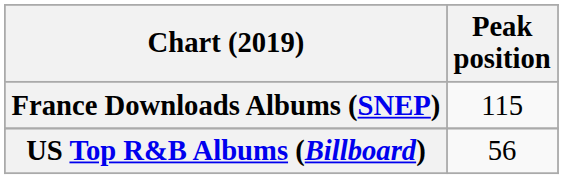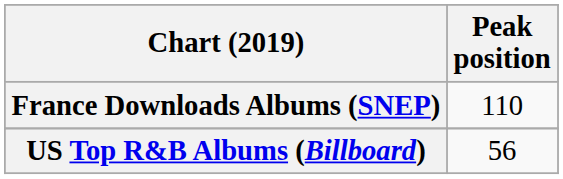(502, 104) 115 -> (502, 104) 110
